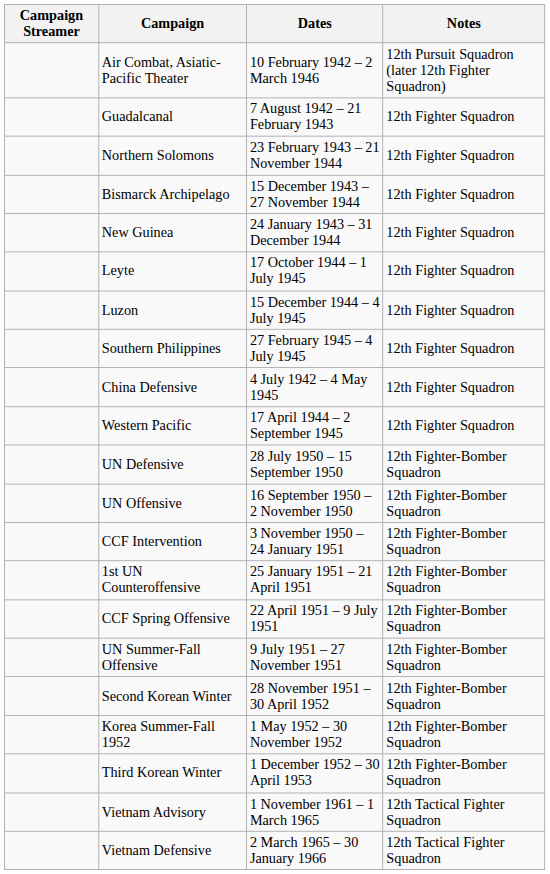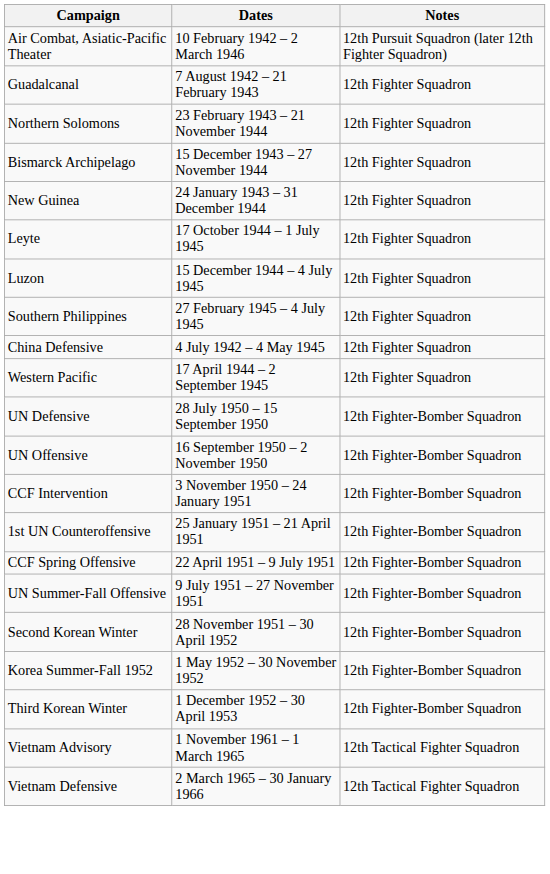- column: (51, 23)
